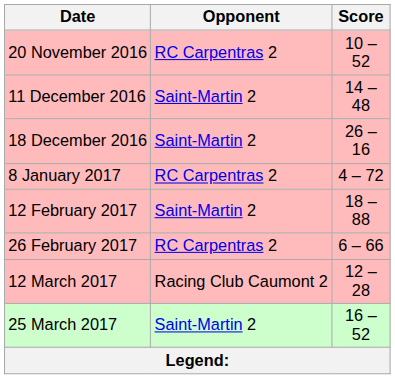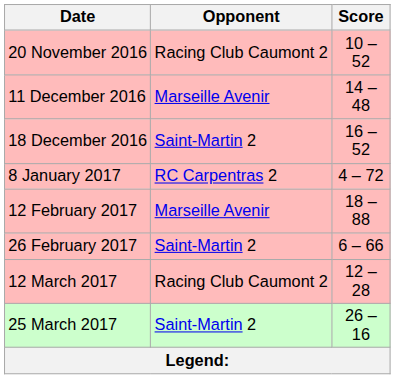(216, 52) RC Carpentras 2 -> (241, 52) Racing Club Caumont 2
(205, 96) Saint-Martin 2 -> (212, 96) Marseille Avenir
(361, 140) 26 – 16 -> (361, 140) 16 – 52
(205, 211) Saint-Martin 2 -> (212, 211) Marseille Avenir
(216, 246) RC Carpentras 2 -> (205, 246) Saint-Martin 2
(361, 325) 16 – 52 -> (361, 325) 26 – 16
